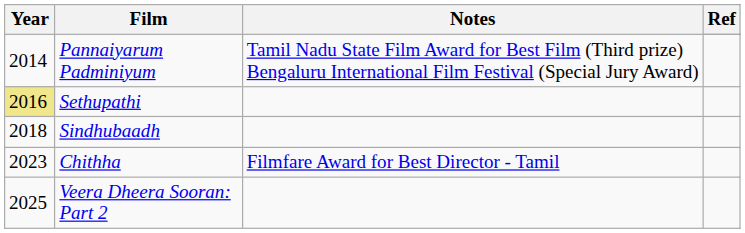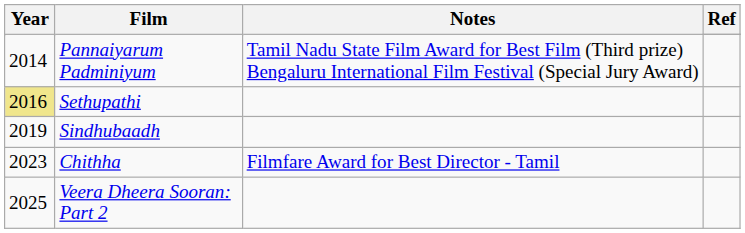(28, 131) 2018 -> (28, 131) 2019
